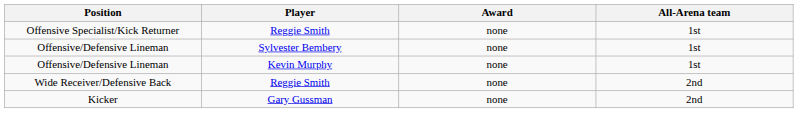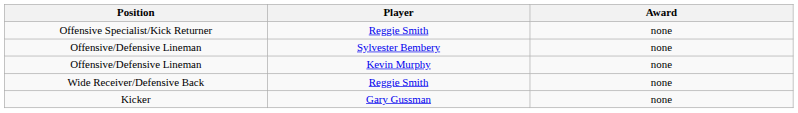- column: (694, 13)
